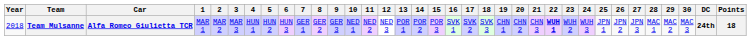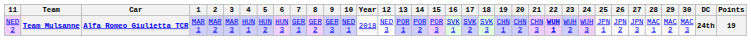columns swapped: (15, 10) <-> (370, 10)
(731, 26) 18 -> (731, 26) 19
